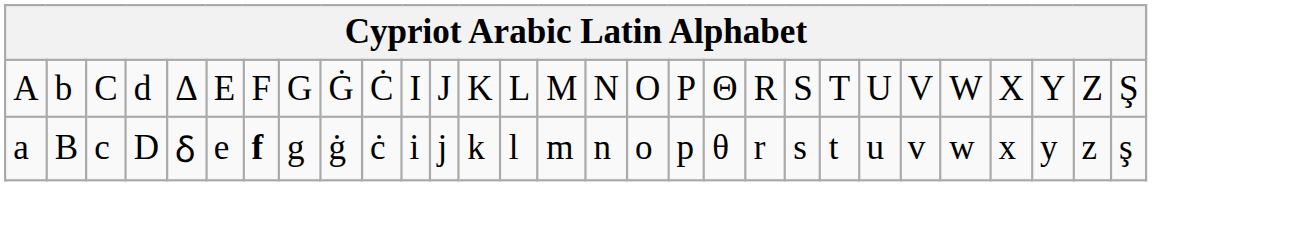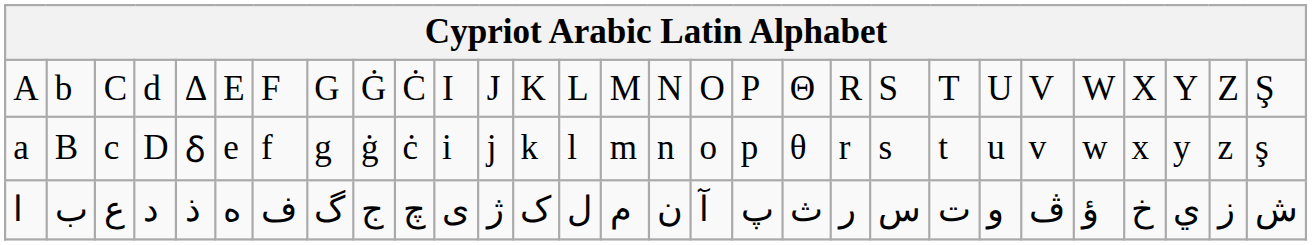(257, 147) bold -> (267, 147) normal
+ row: (18, 209)
